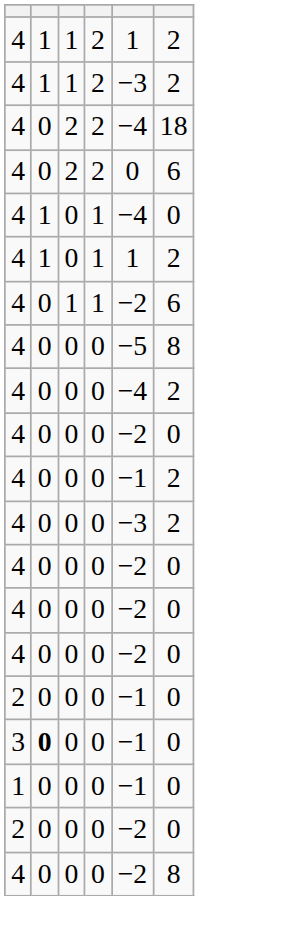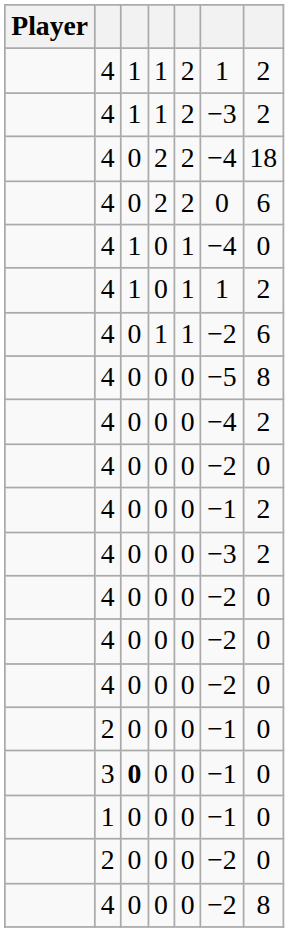+ column: (50, 26)
